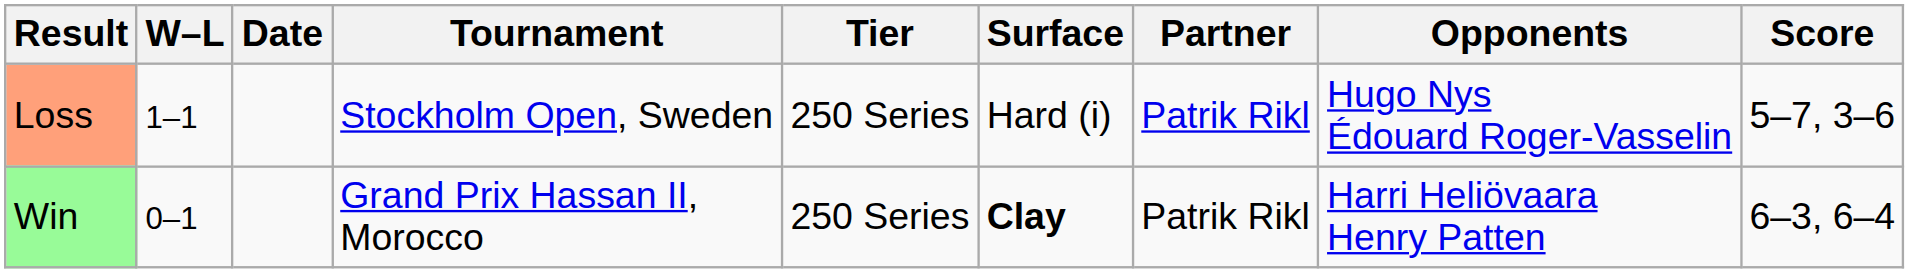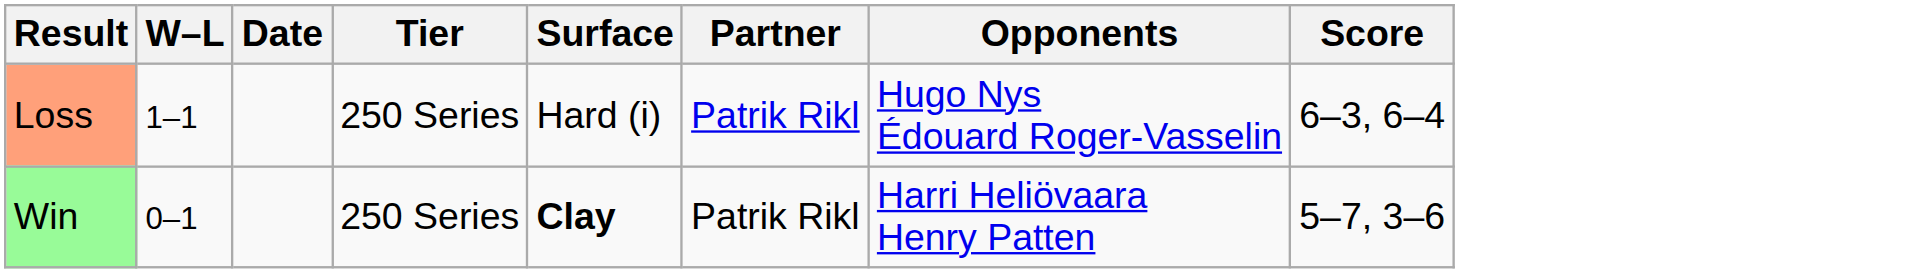- column: (557, 34)
(1822, 114) 5–7, 3–6 -> (1372, 114) 6–3, 6–4
(1822, 216) 6–3, 6–4 -> (1372, 216) 5–7, 3–6
